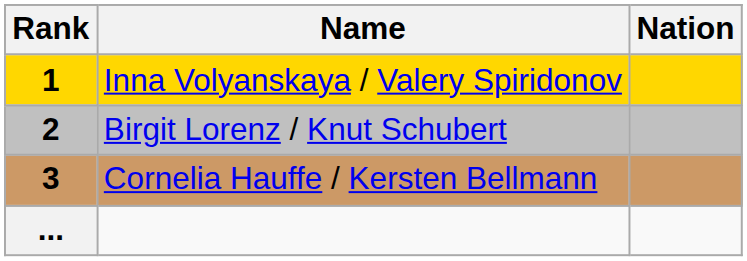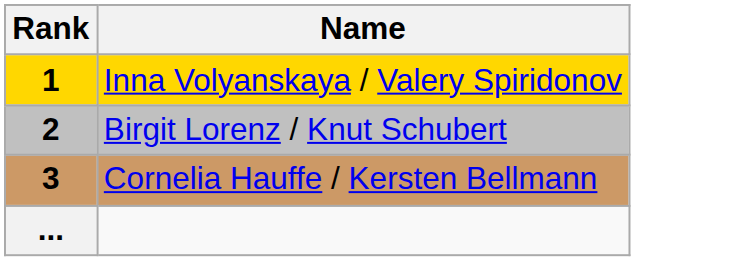- column: (685, 29)
